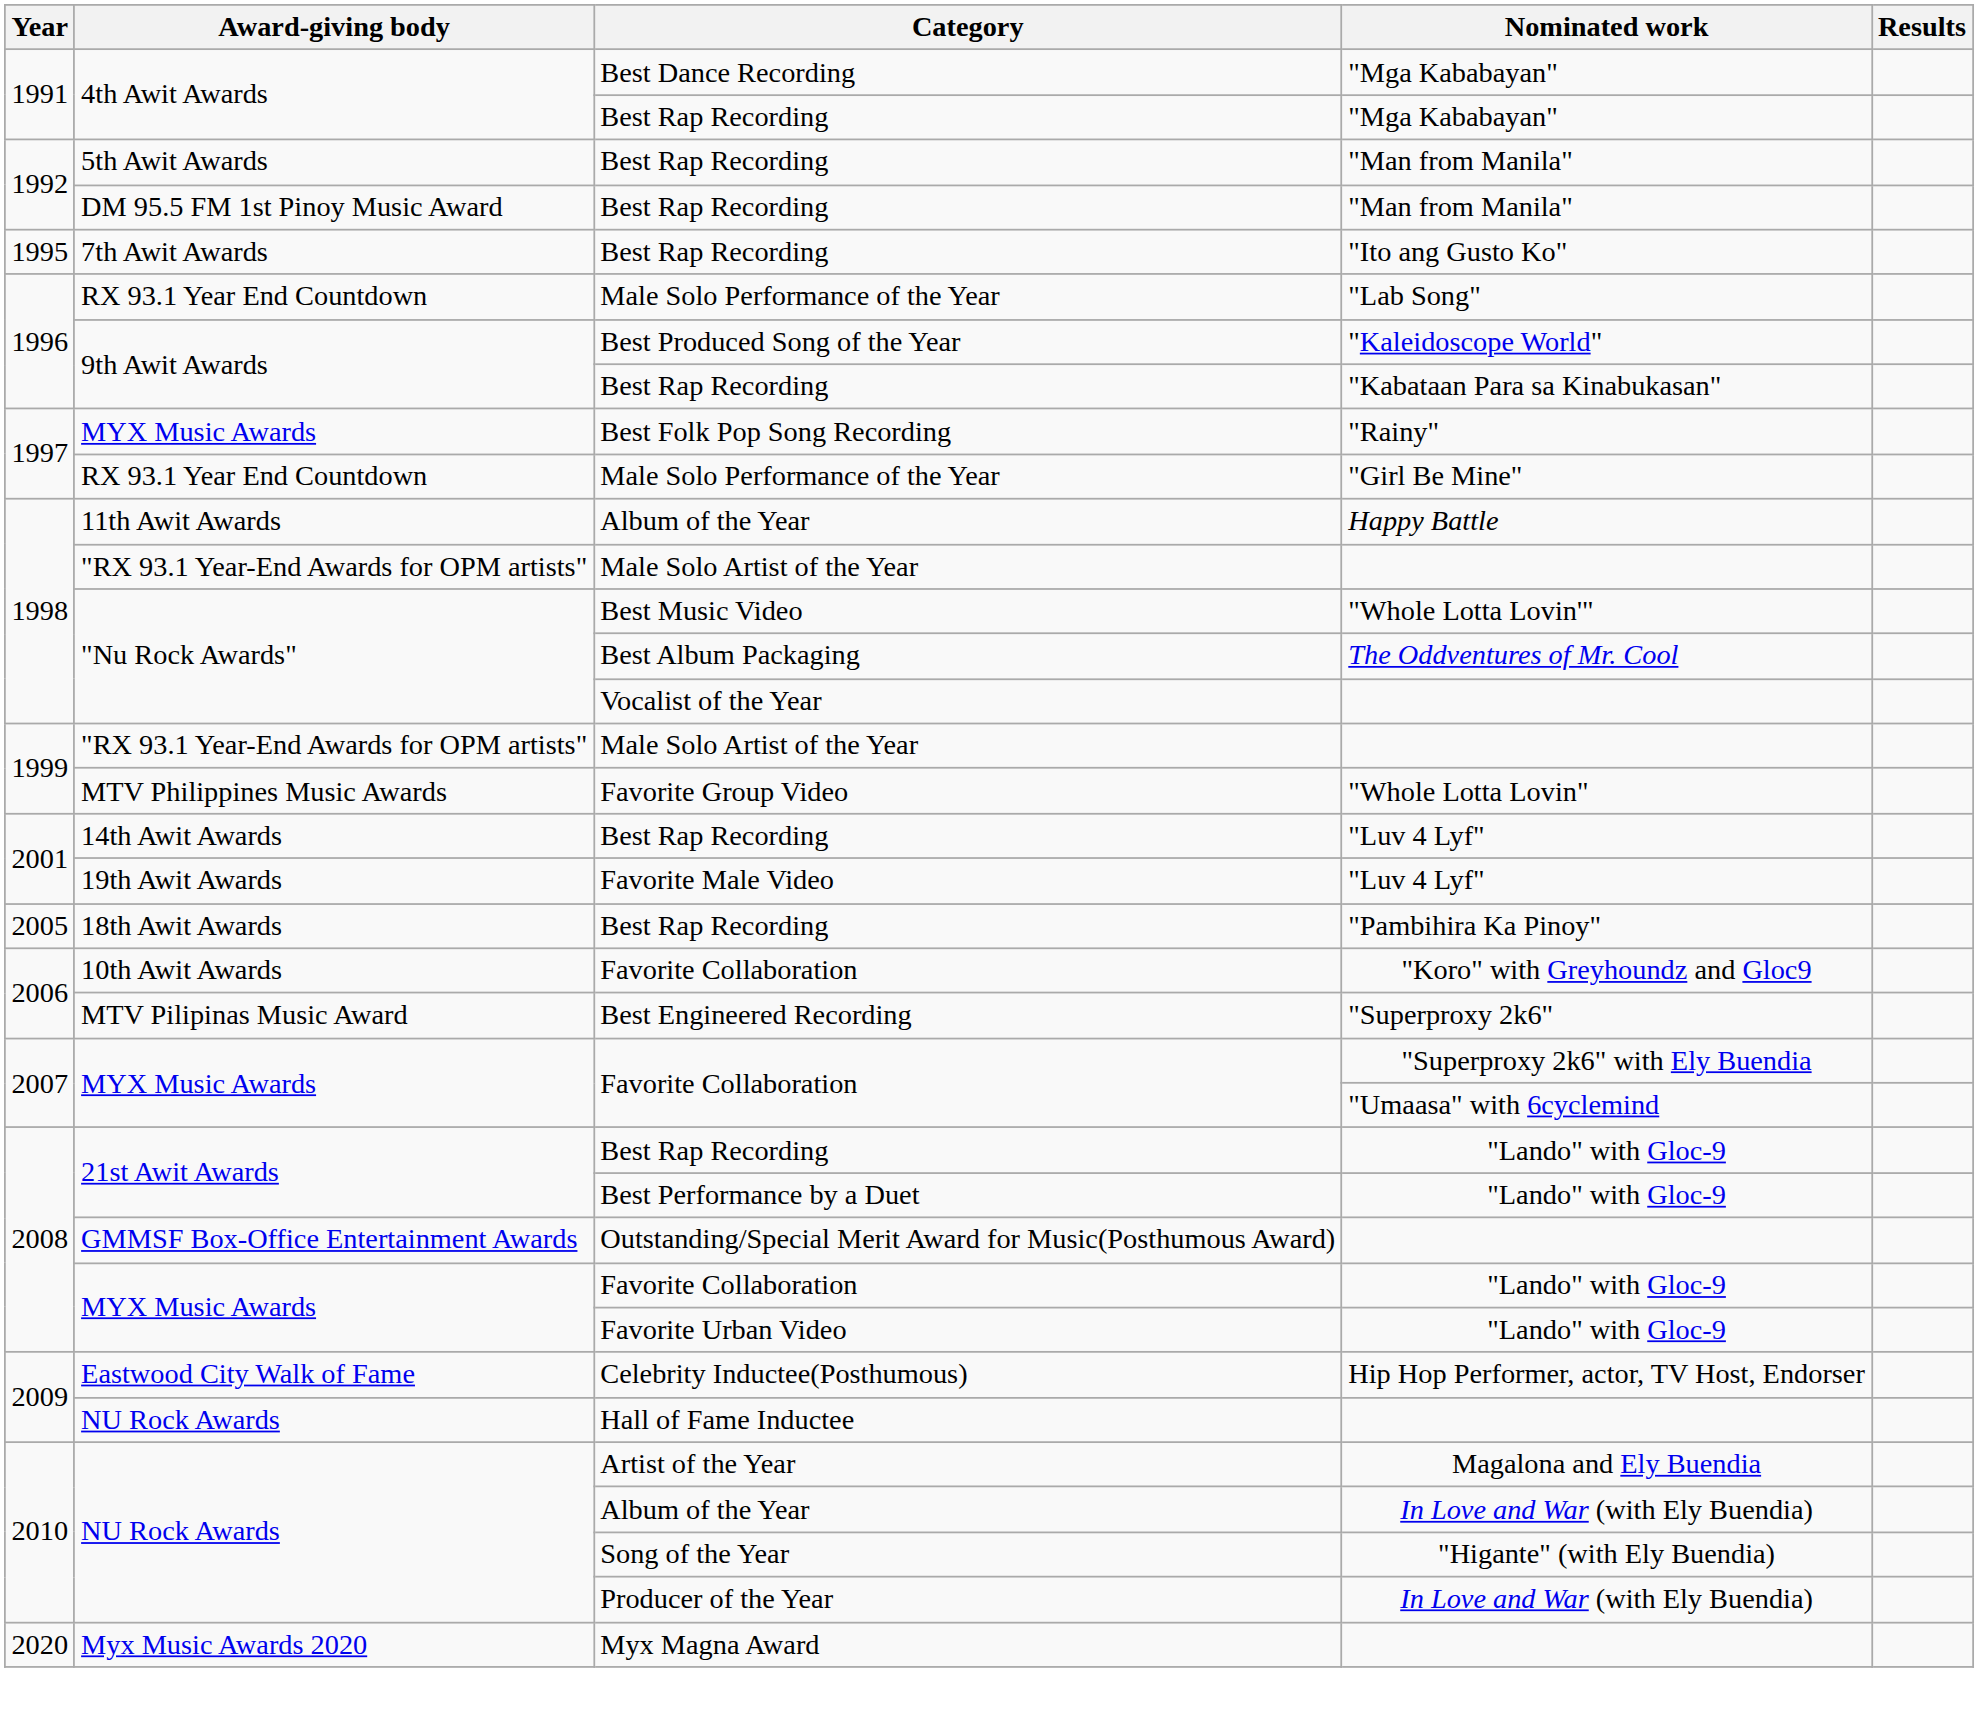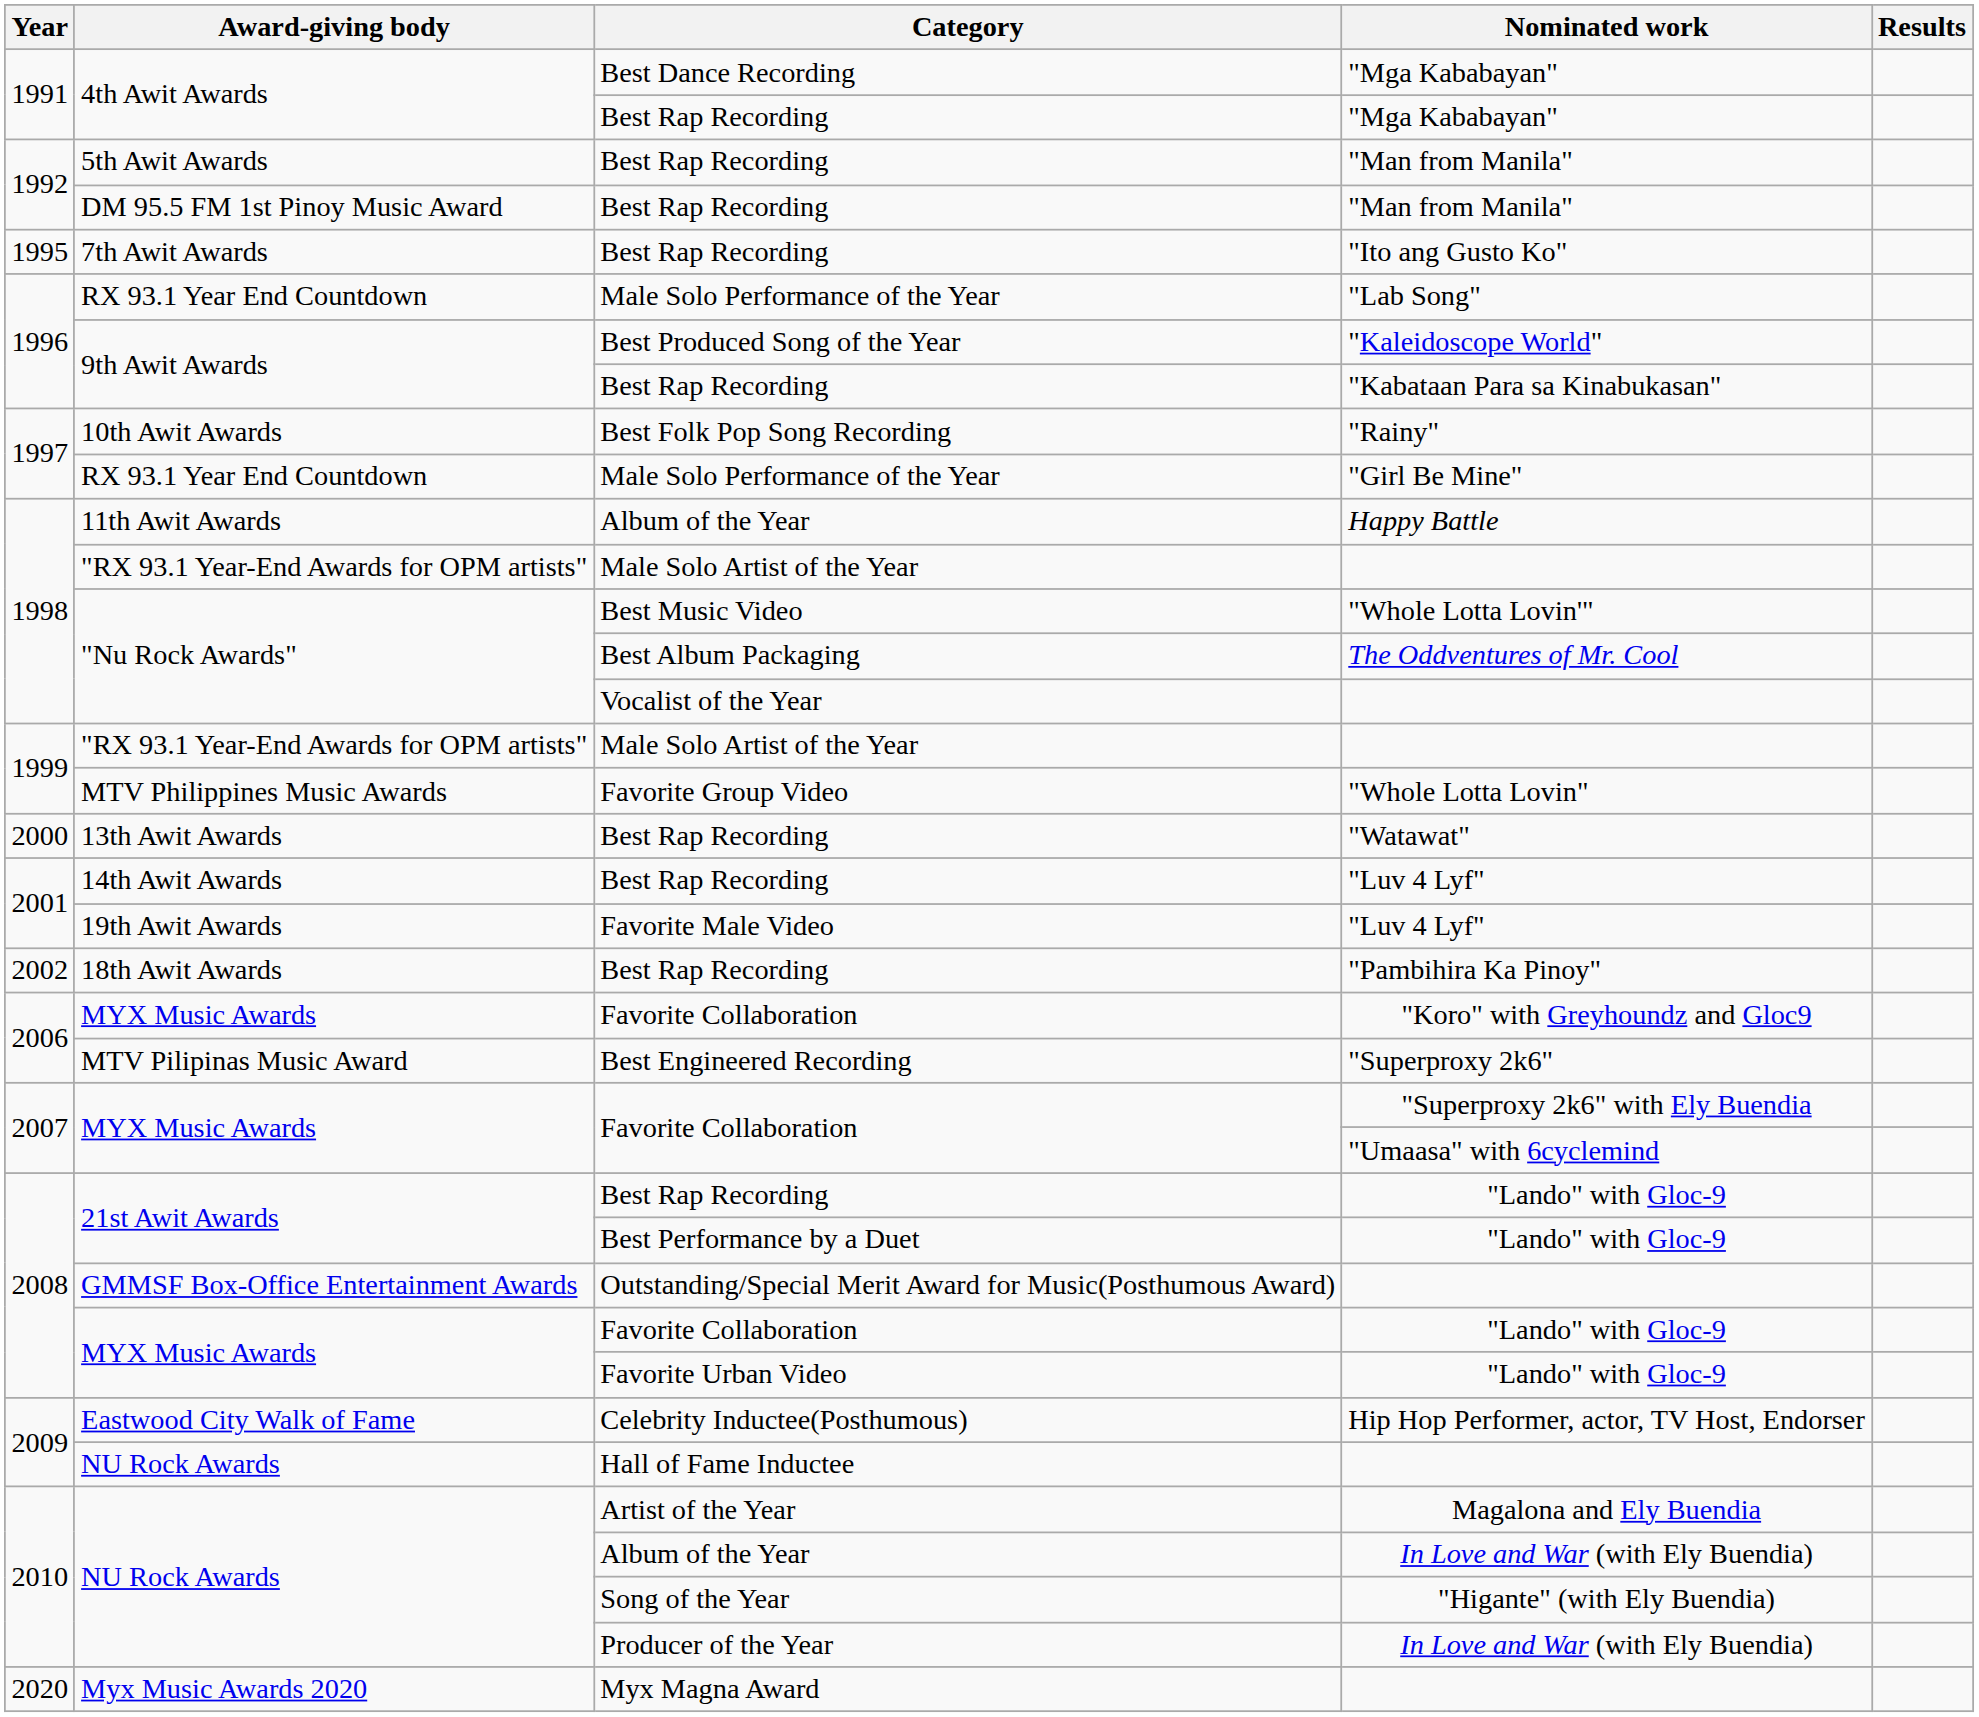(199, 431) MYX Music Awards -> (182, 431) 10th Awit Awards
+ row: (714, 835)
(40, 925) 2005 -> (40, 970) 2002
(182, 970) 10th Awit Awards -> (199, 1015) MYX Music Awards
